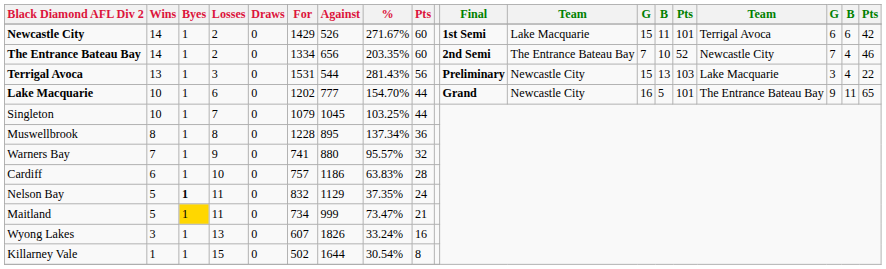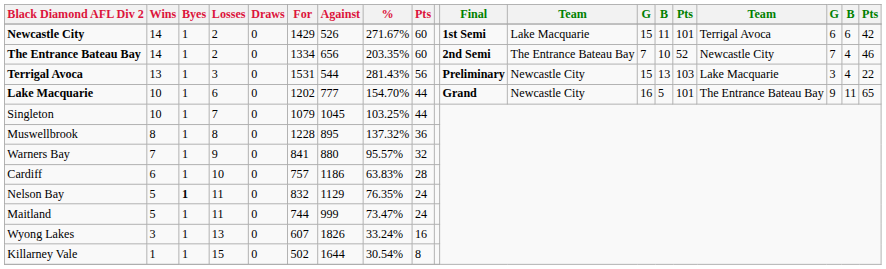(388, 133) 137.34% -> (388, 133) 137.32%
(300, 153) 741 -> (300, 153) 841
(385, 193) 37.35% -> (385, 193) 76.35%
(185, 213) gold background -> (185, 213) no background
(300, 213) 734 -> (300, 213) 744
(421, 213) 21 -> (421, 213) 24
